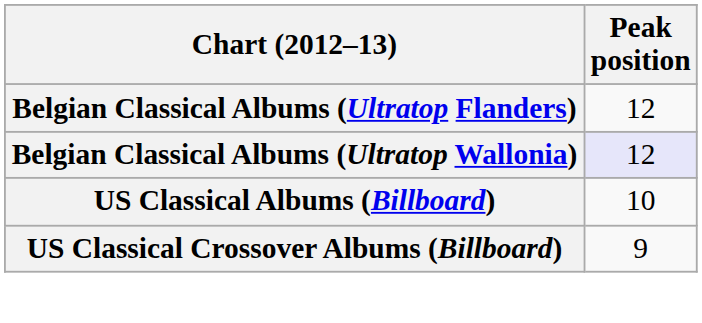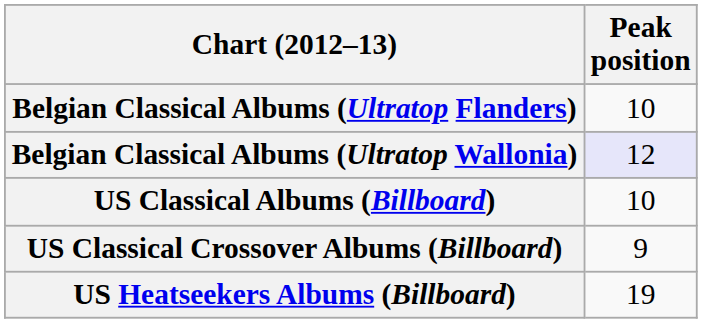(641, 107) 12 -> (641, 107) 10
+ row: (294, 294)
